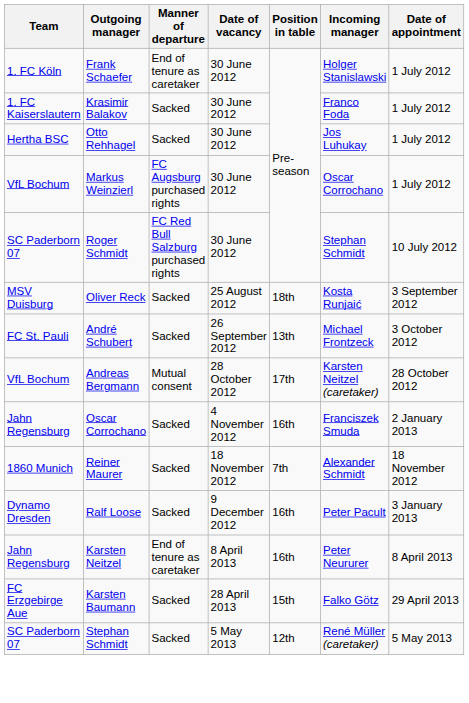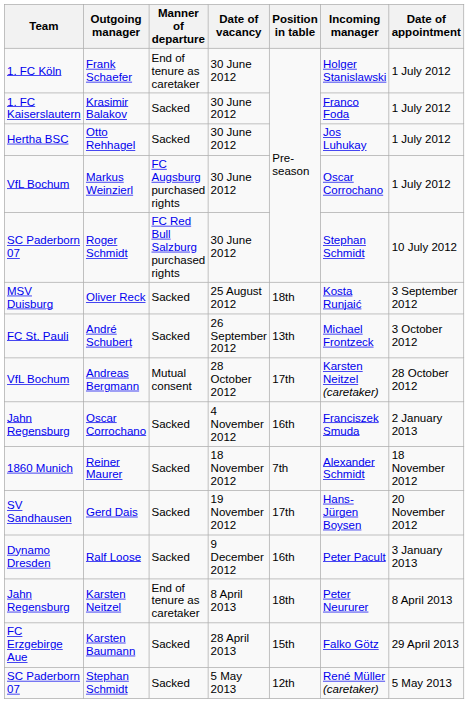+ row: (112, 512)
(283, 556) 16th -> (283, 601) 18th
